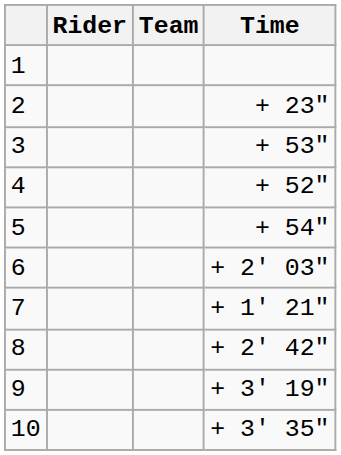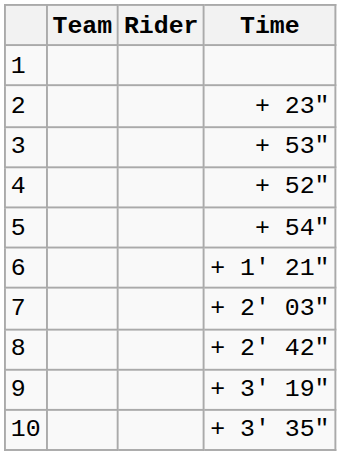columns swapped: (90, 25) <-> (169, 25)
(270, 268) + 2' 03" -> (270, 268) + 1' 21"
(270, 308) + 1' 21" -> (270, 308) + 2' 03"
